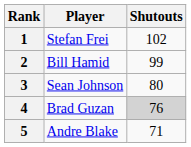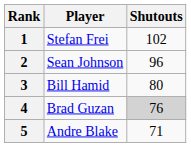(78, 62) Bill Hamid -> (85, 62) Sean Johnson
(156, 62) 99 -> (156, 62) 96
(85, 85) Sean Johnson -> (78, 85) Bill Hamid
